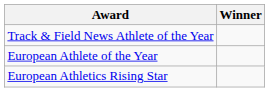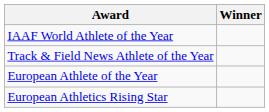+ row: (90, 35)
